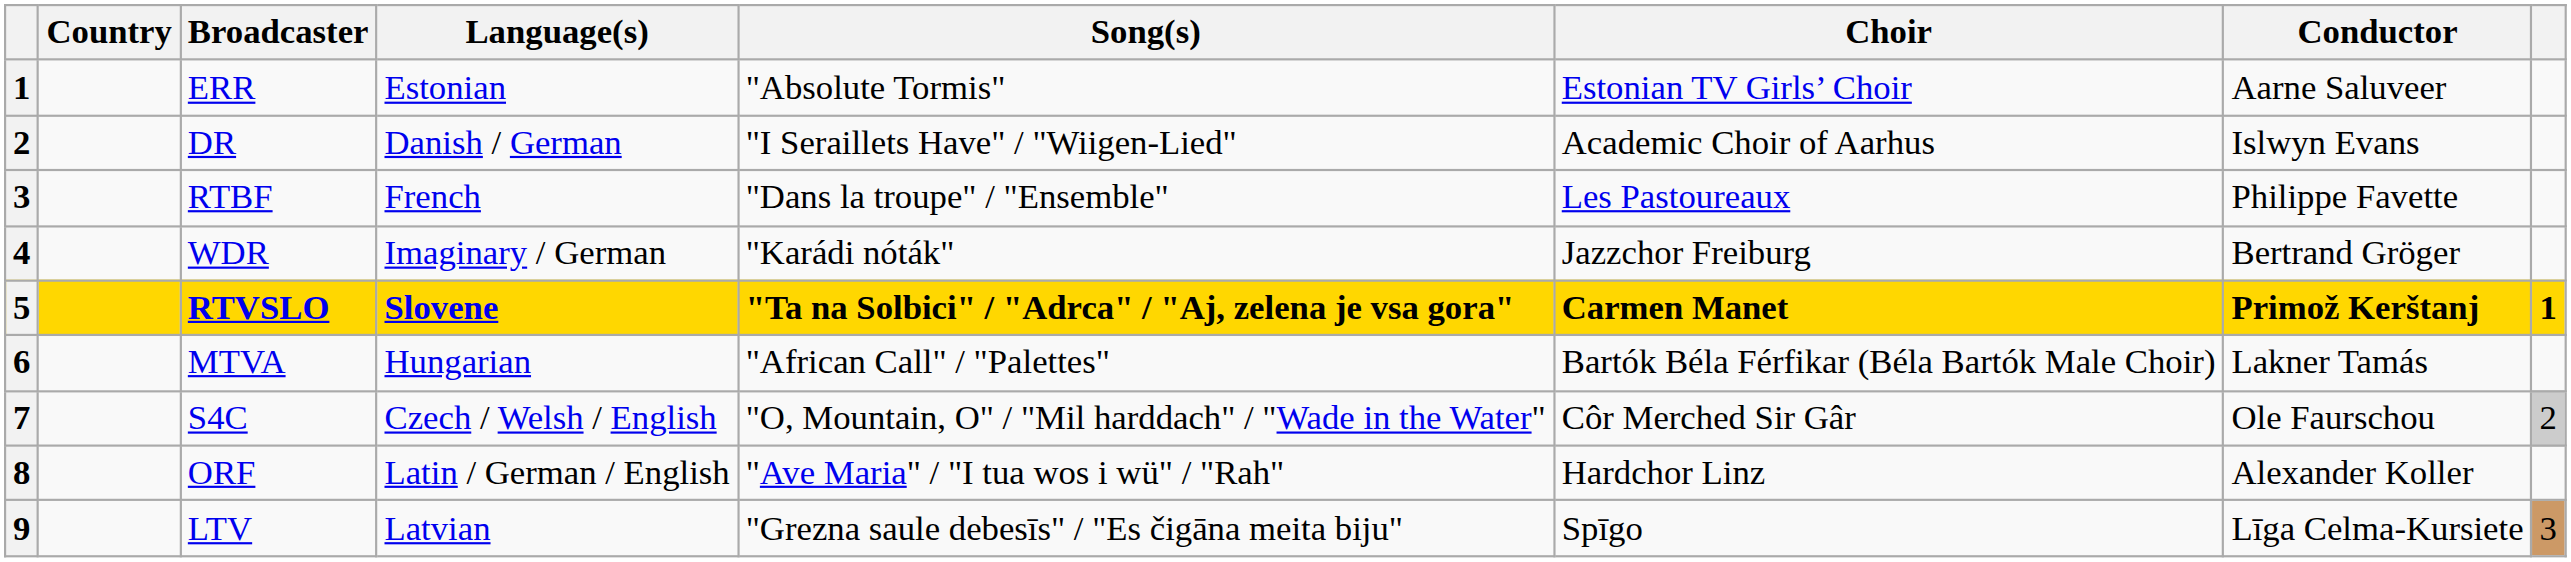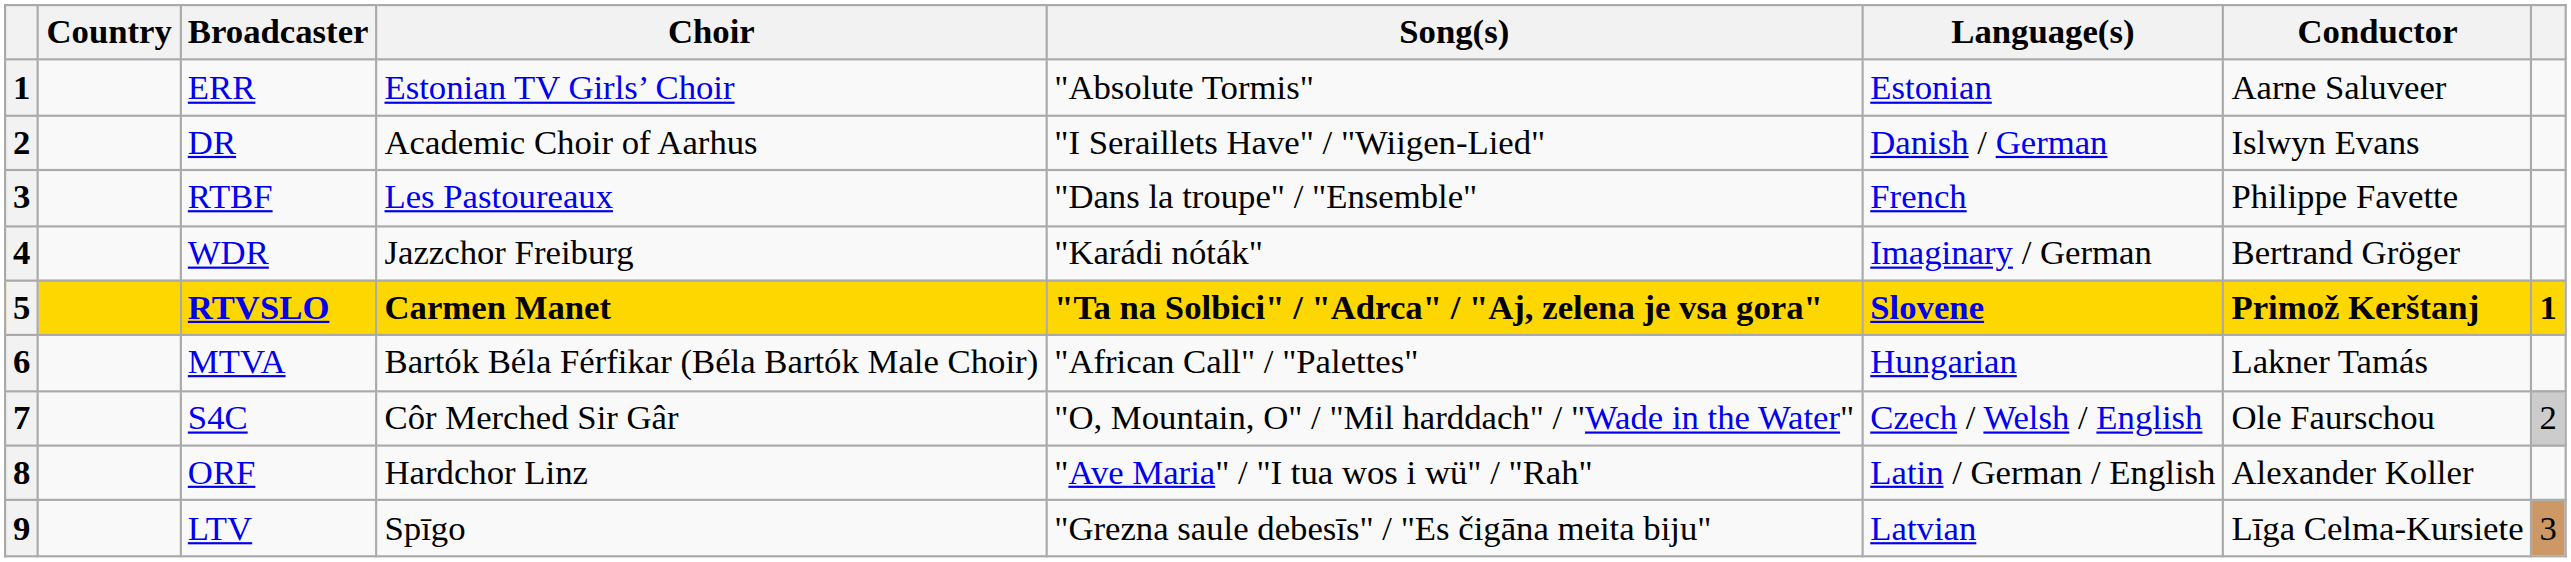columns swapped: (1889, 32) <-> (557, 32)
